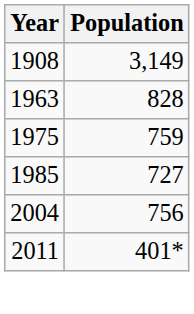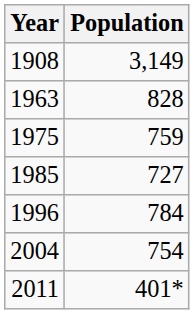+ row: (35, 213)
(165, 213) 756 -> (165, 251) 754
